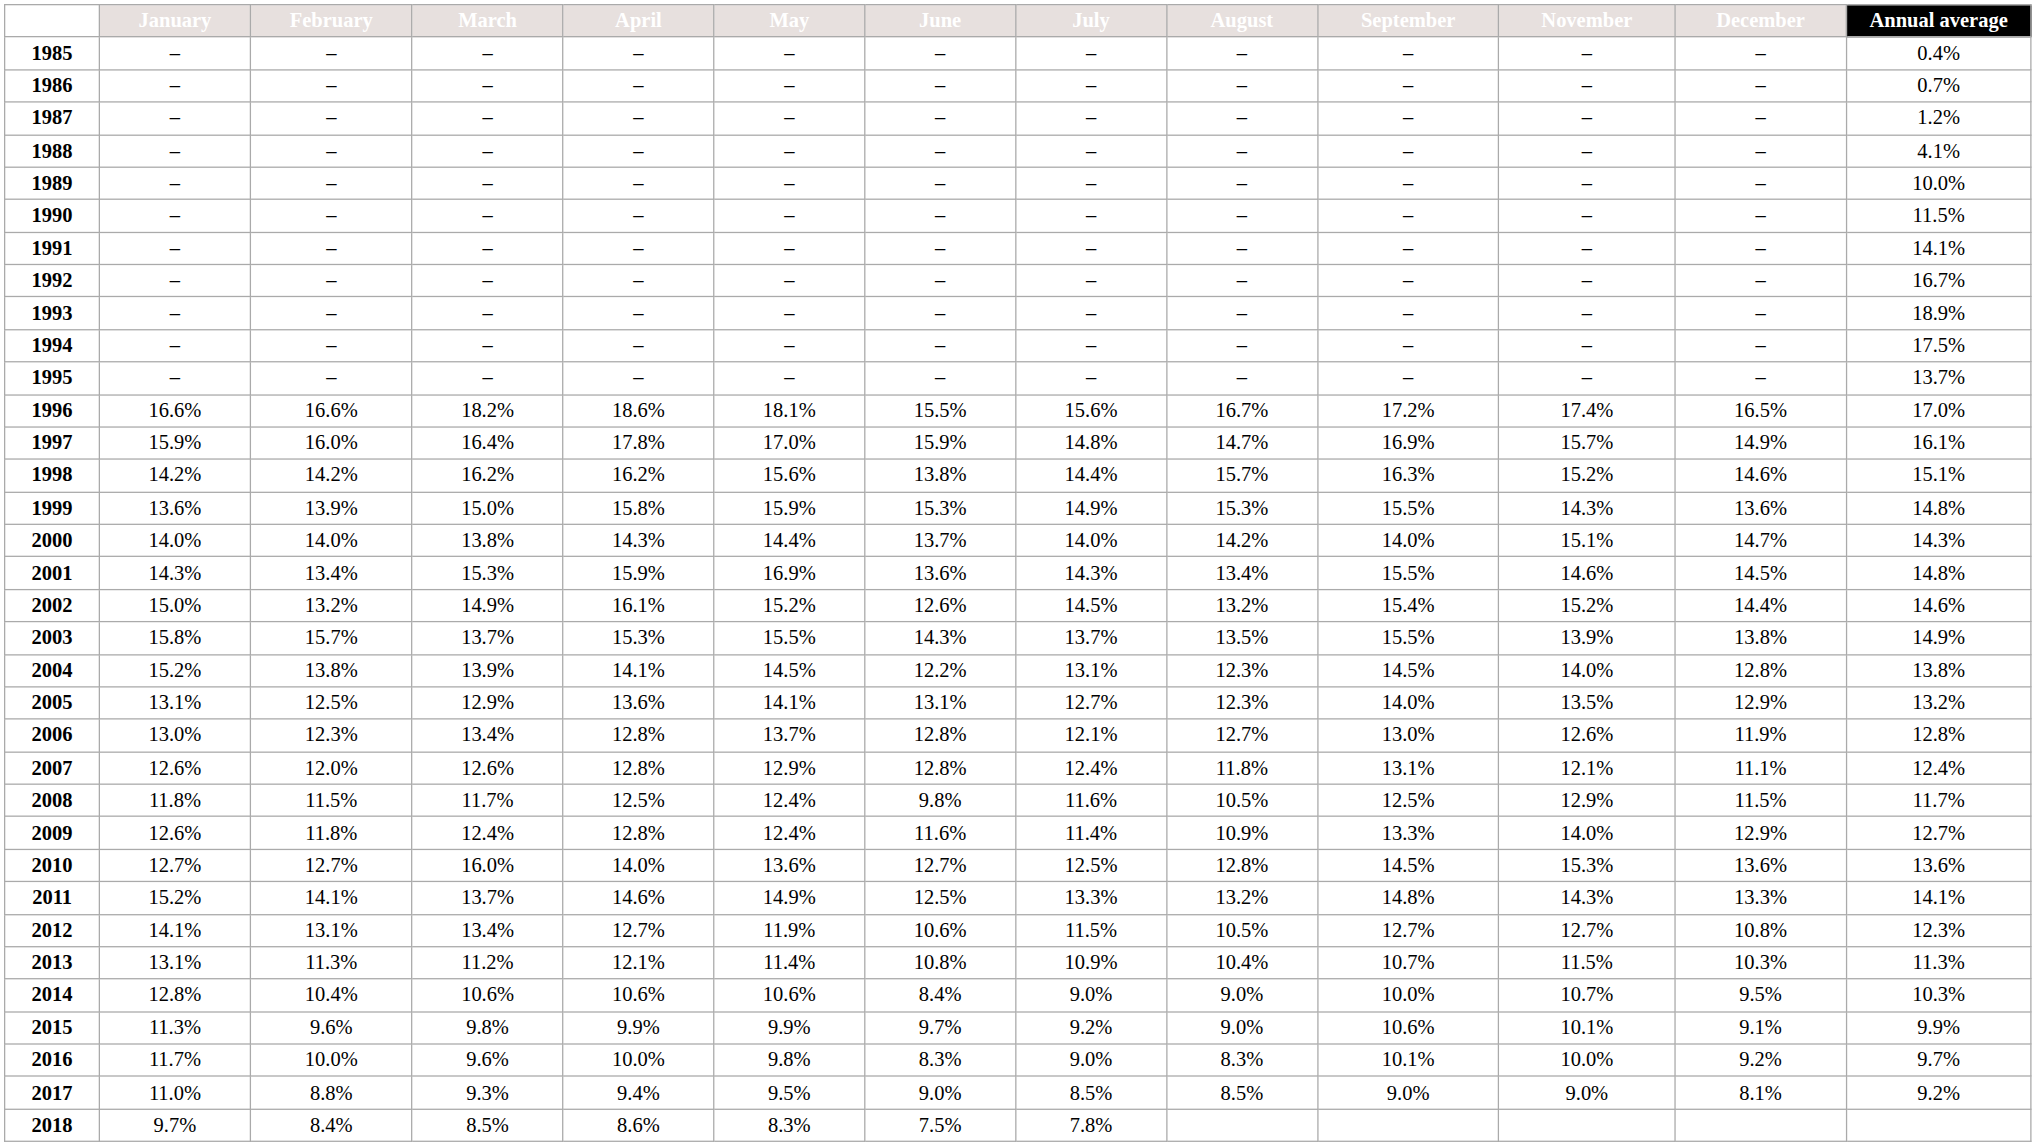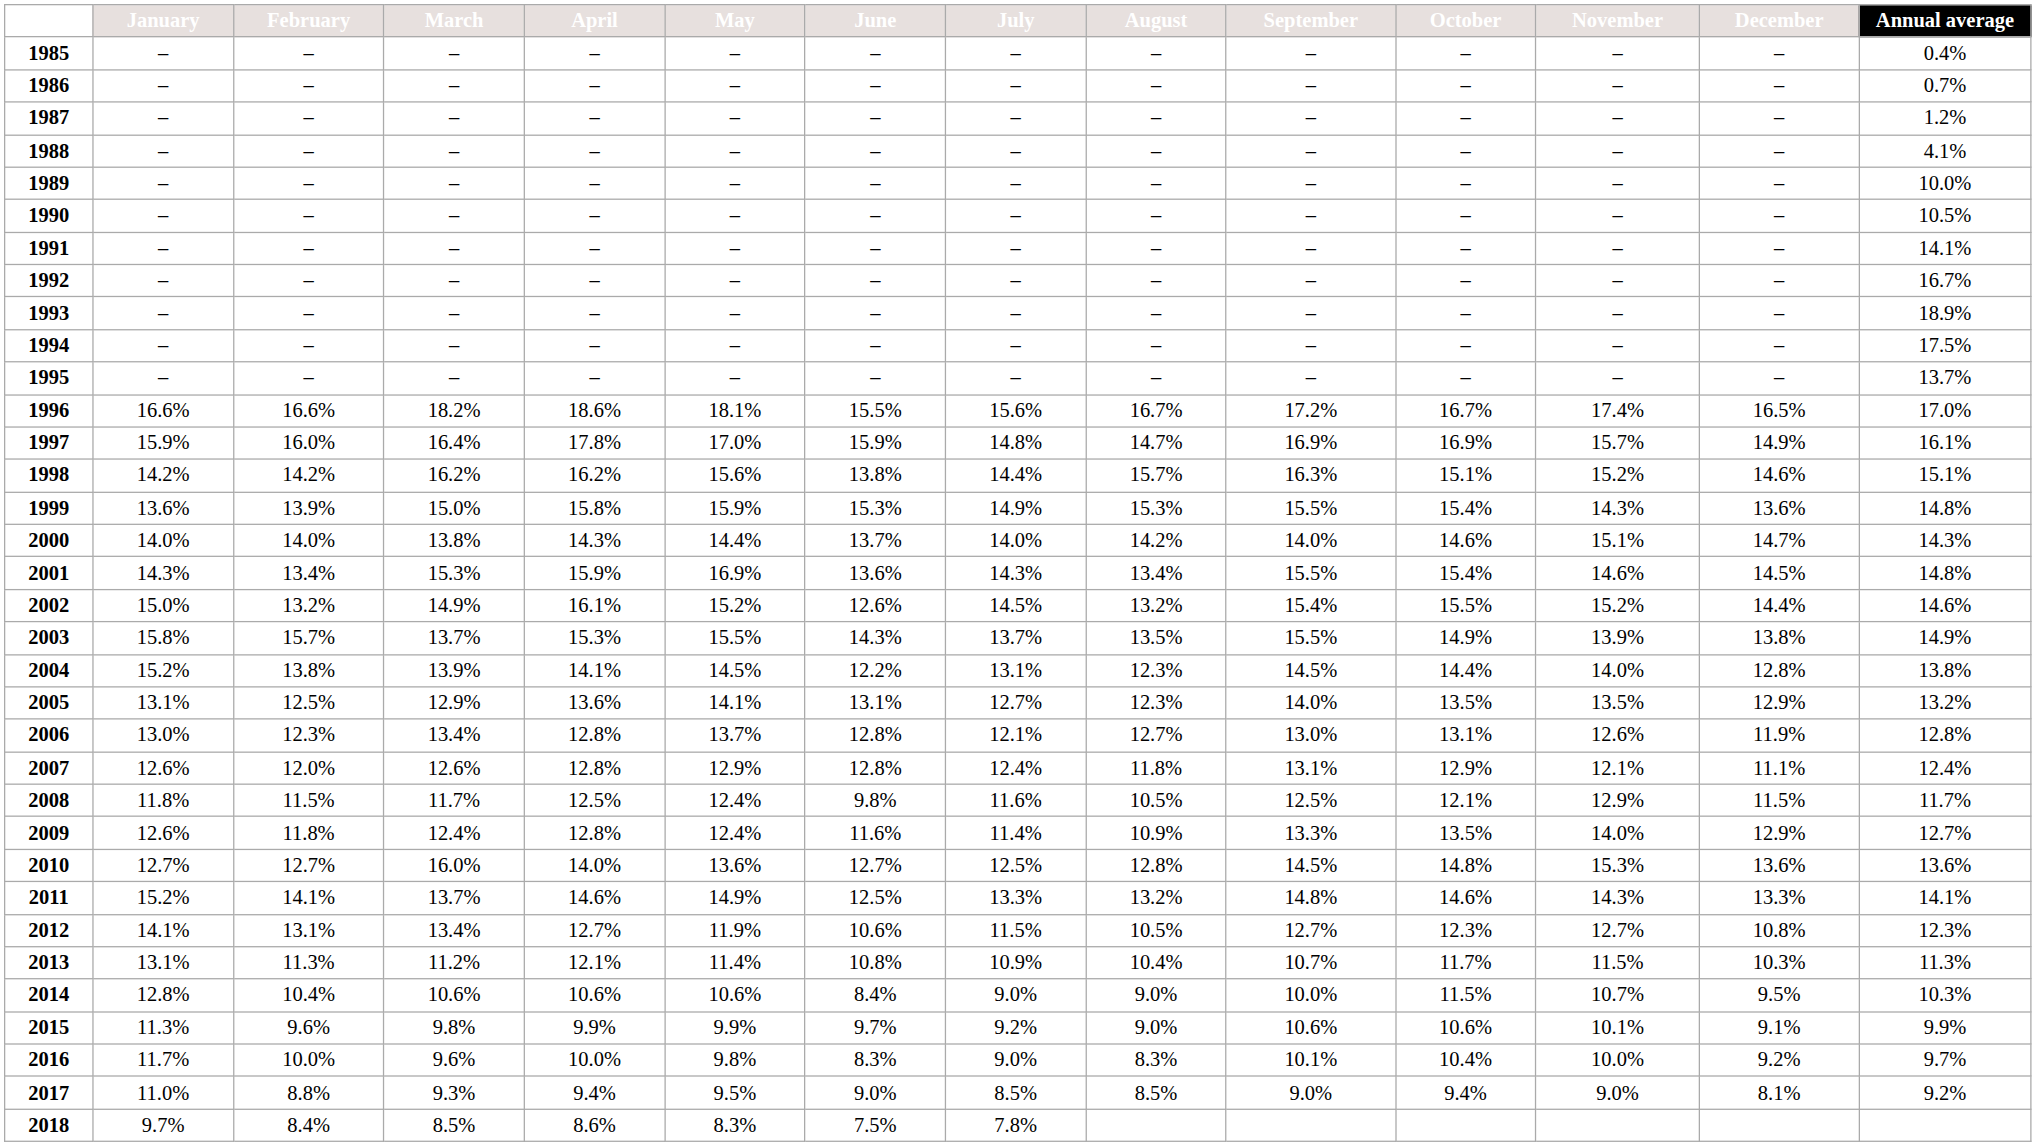+ column: (1466, 20)
(1939, 215) 11.5% -> (1945, 215) 10.5%
